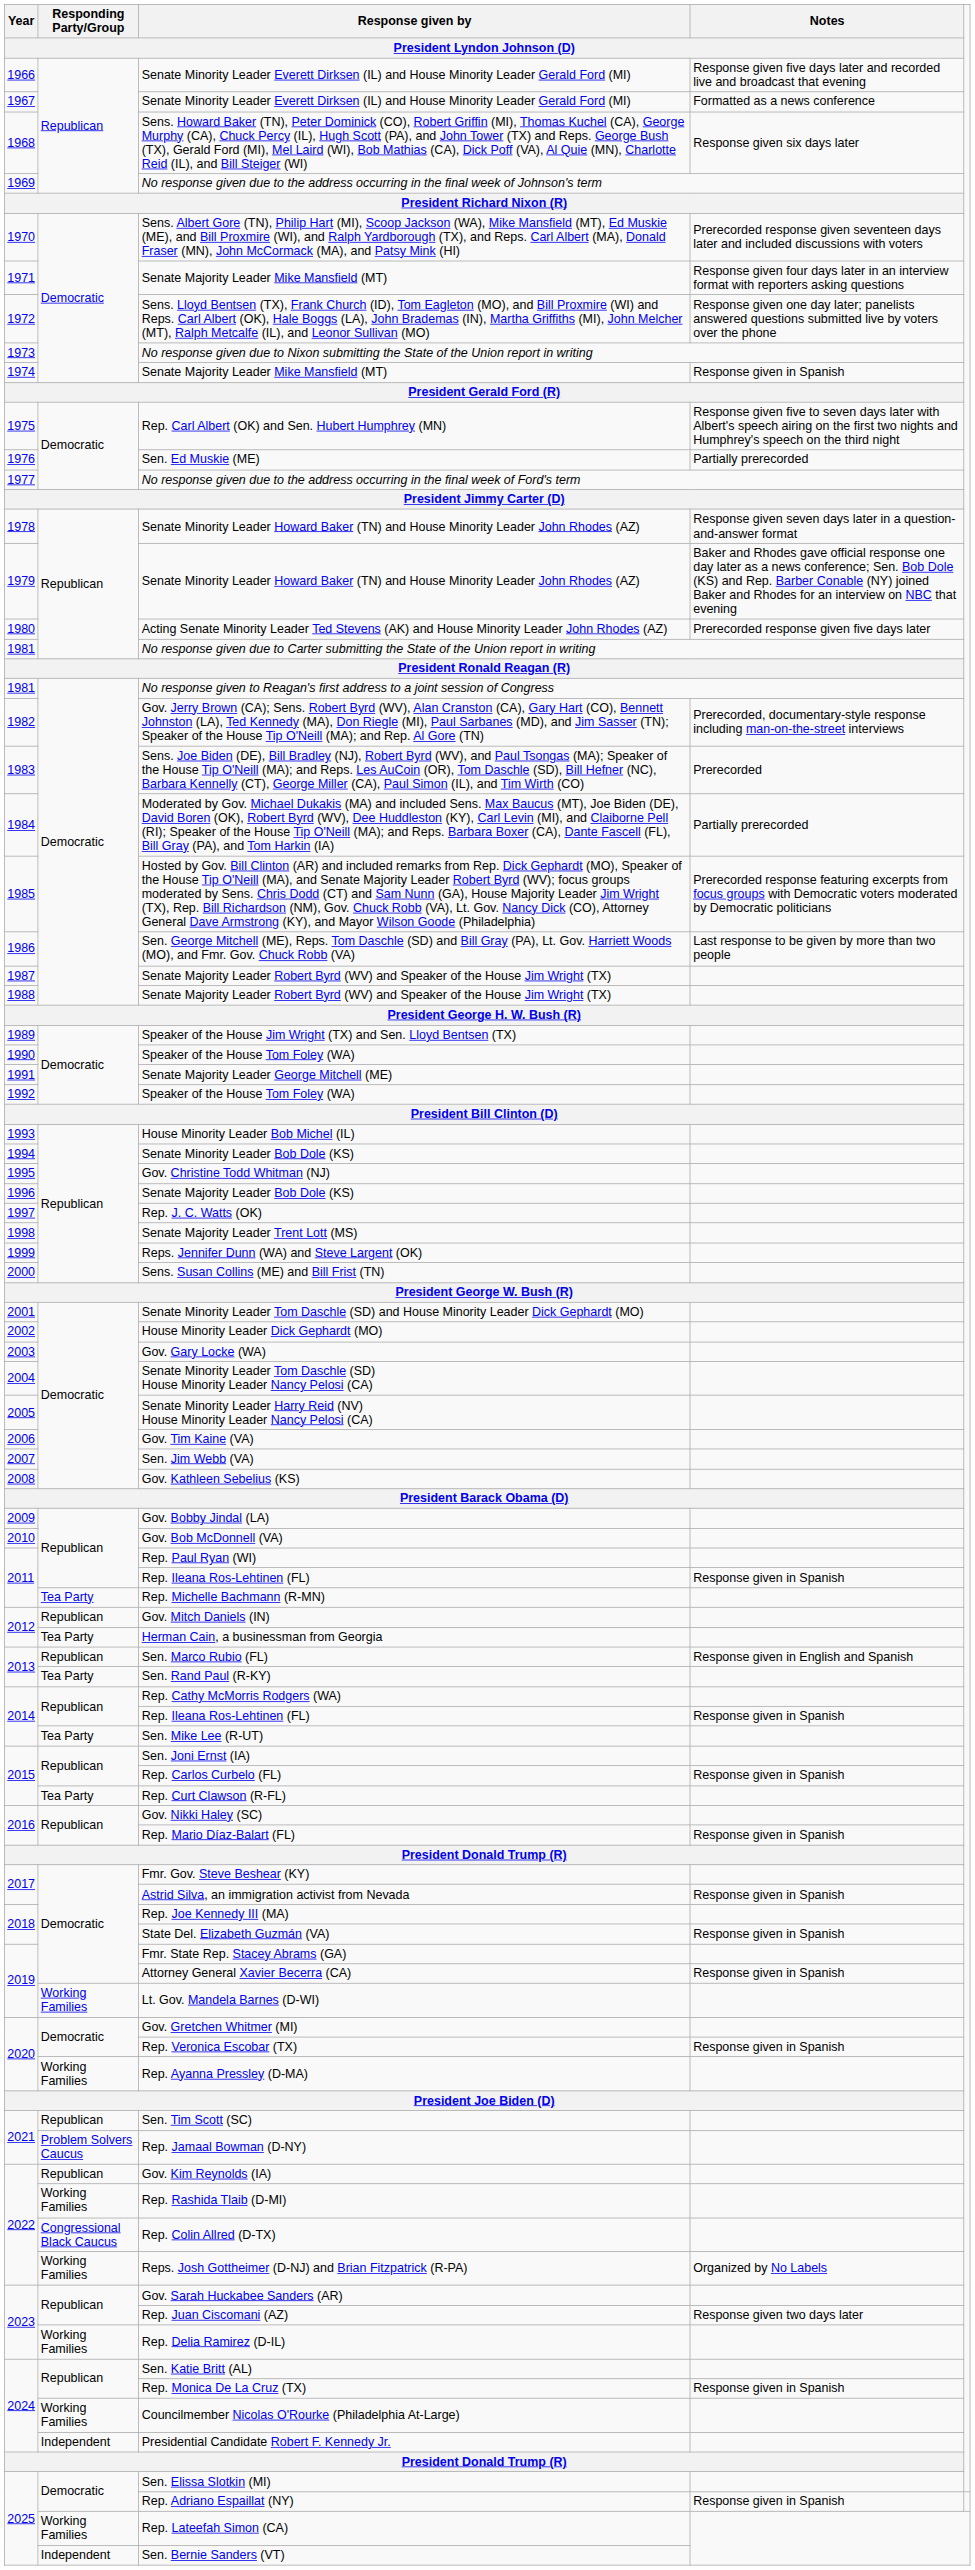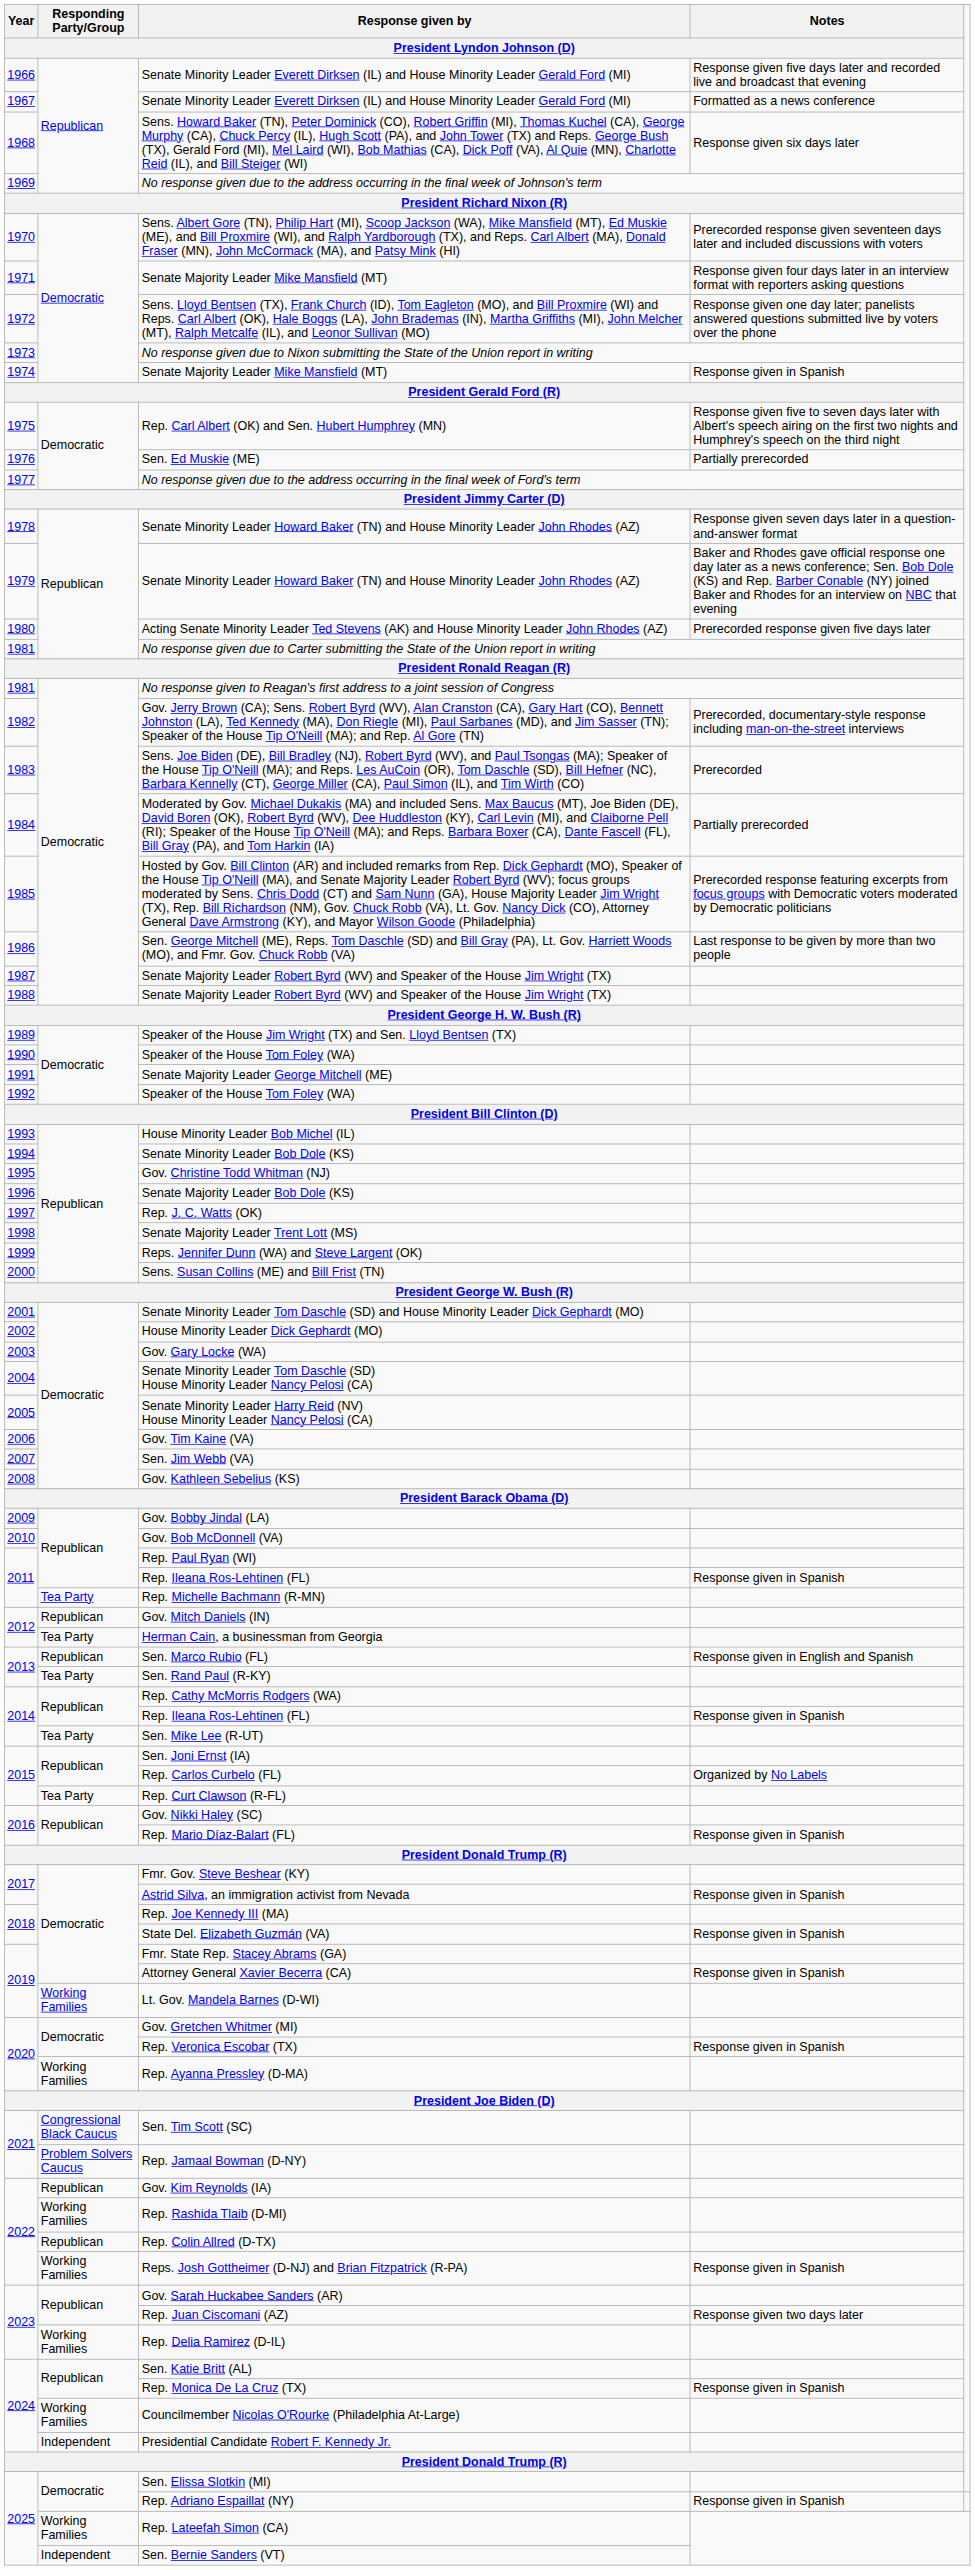(769, 1775) Response given in Spanish -> (760, 1775) Organized by No Labels
(72, 2120) Republican -> (81, 2127) Congressional Black Caucus
(81, 2234) Congressional Black Caucus -> (72, 2241) Republican
(760, 2268) Organized by No Labels -> (769, 2268) Response given in Spanish
